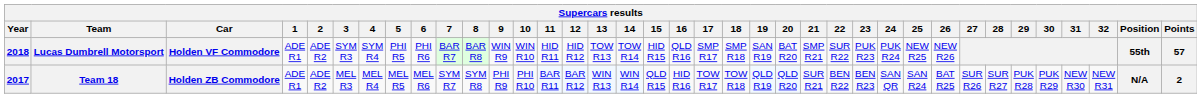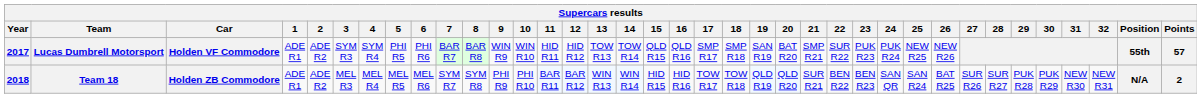(18, 51) 2018 -> (18, 51) 2017
(656, 51) HID R15 -> (656, 51) QLD R15
(18, 79) 2017 -> (18, 79) 2018
(656, 79) QLD R15 -> (656, 79) HID R15
